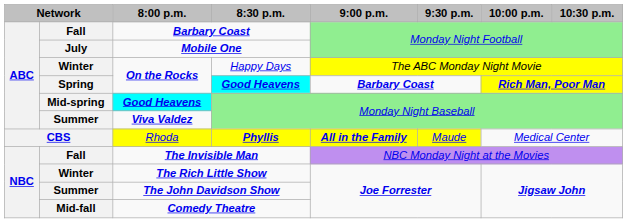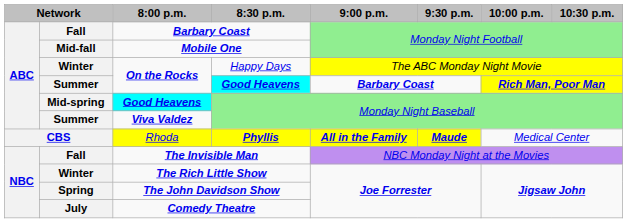(76, 48) July -> (76, 48) Mid-fall
(76, 84) Spring -> (76, 84) Summer
(449, 137) normal -> (449, 137) bold
(76, 191) Summer -> (76, 191) Spring
(76, 208) Mid-fall -> (76, 208) July
